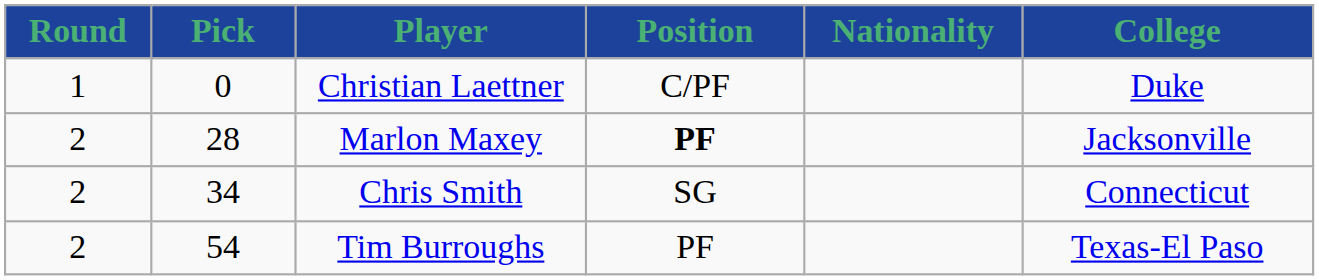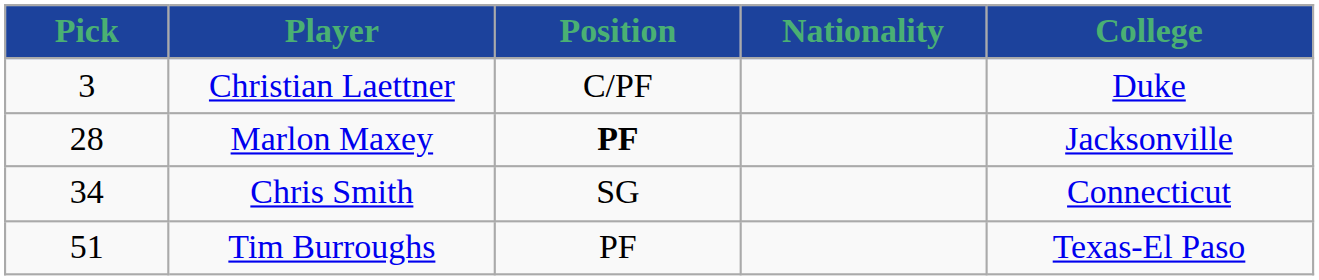- column: (78, 31)
(223, 85) 0 -> (87, 85) 3
(223, 246) 54 -> (87, 246) 51
